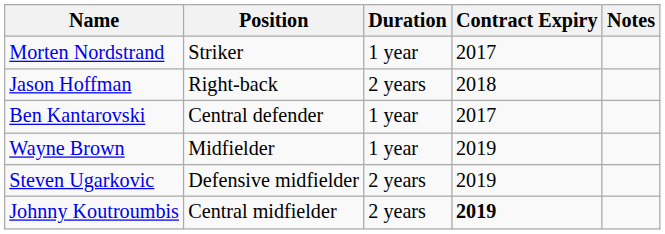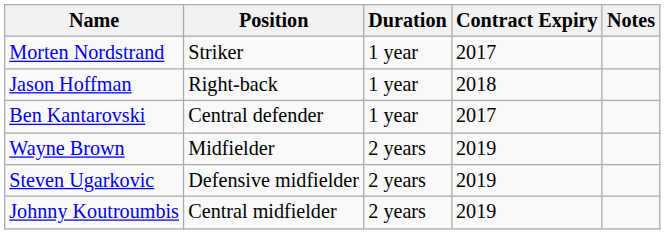(397, 84) 2 years -> (393, 84) 1 year
(393, 148) 1 year -> (397, 148) 2 years
(476, 212) bold -> (476, 212) normal
